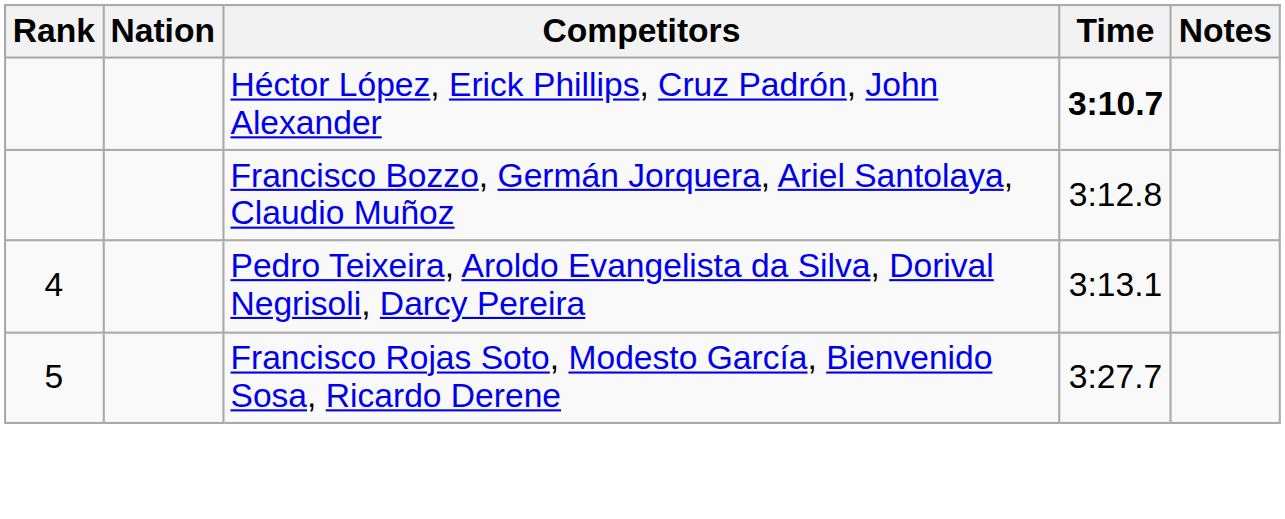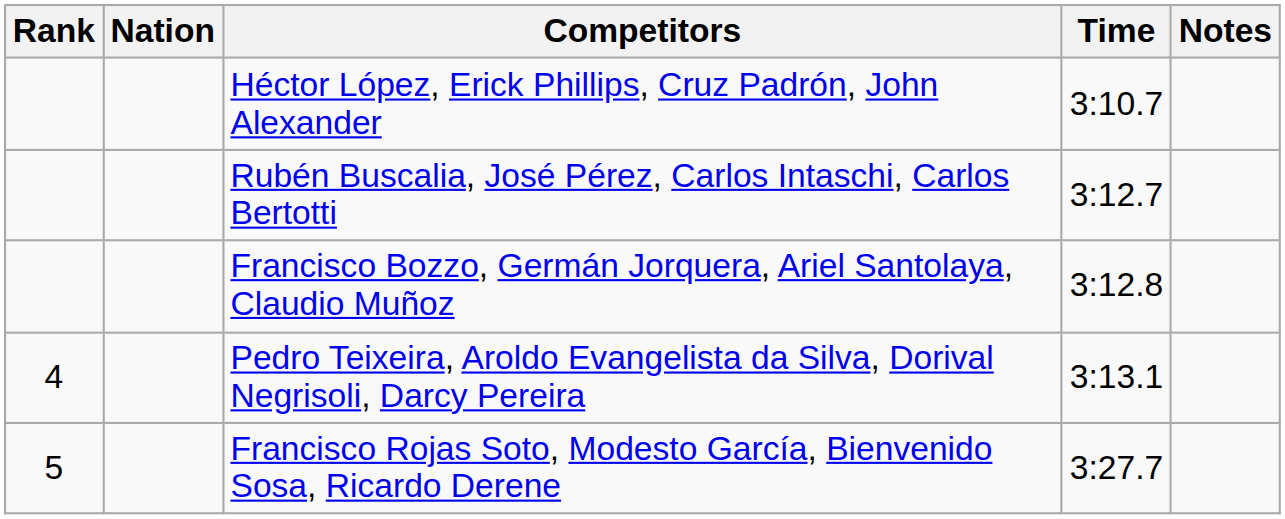(1116, 103) bold -> (1116, 103) normal
+ row: (620, 194)
